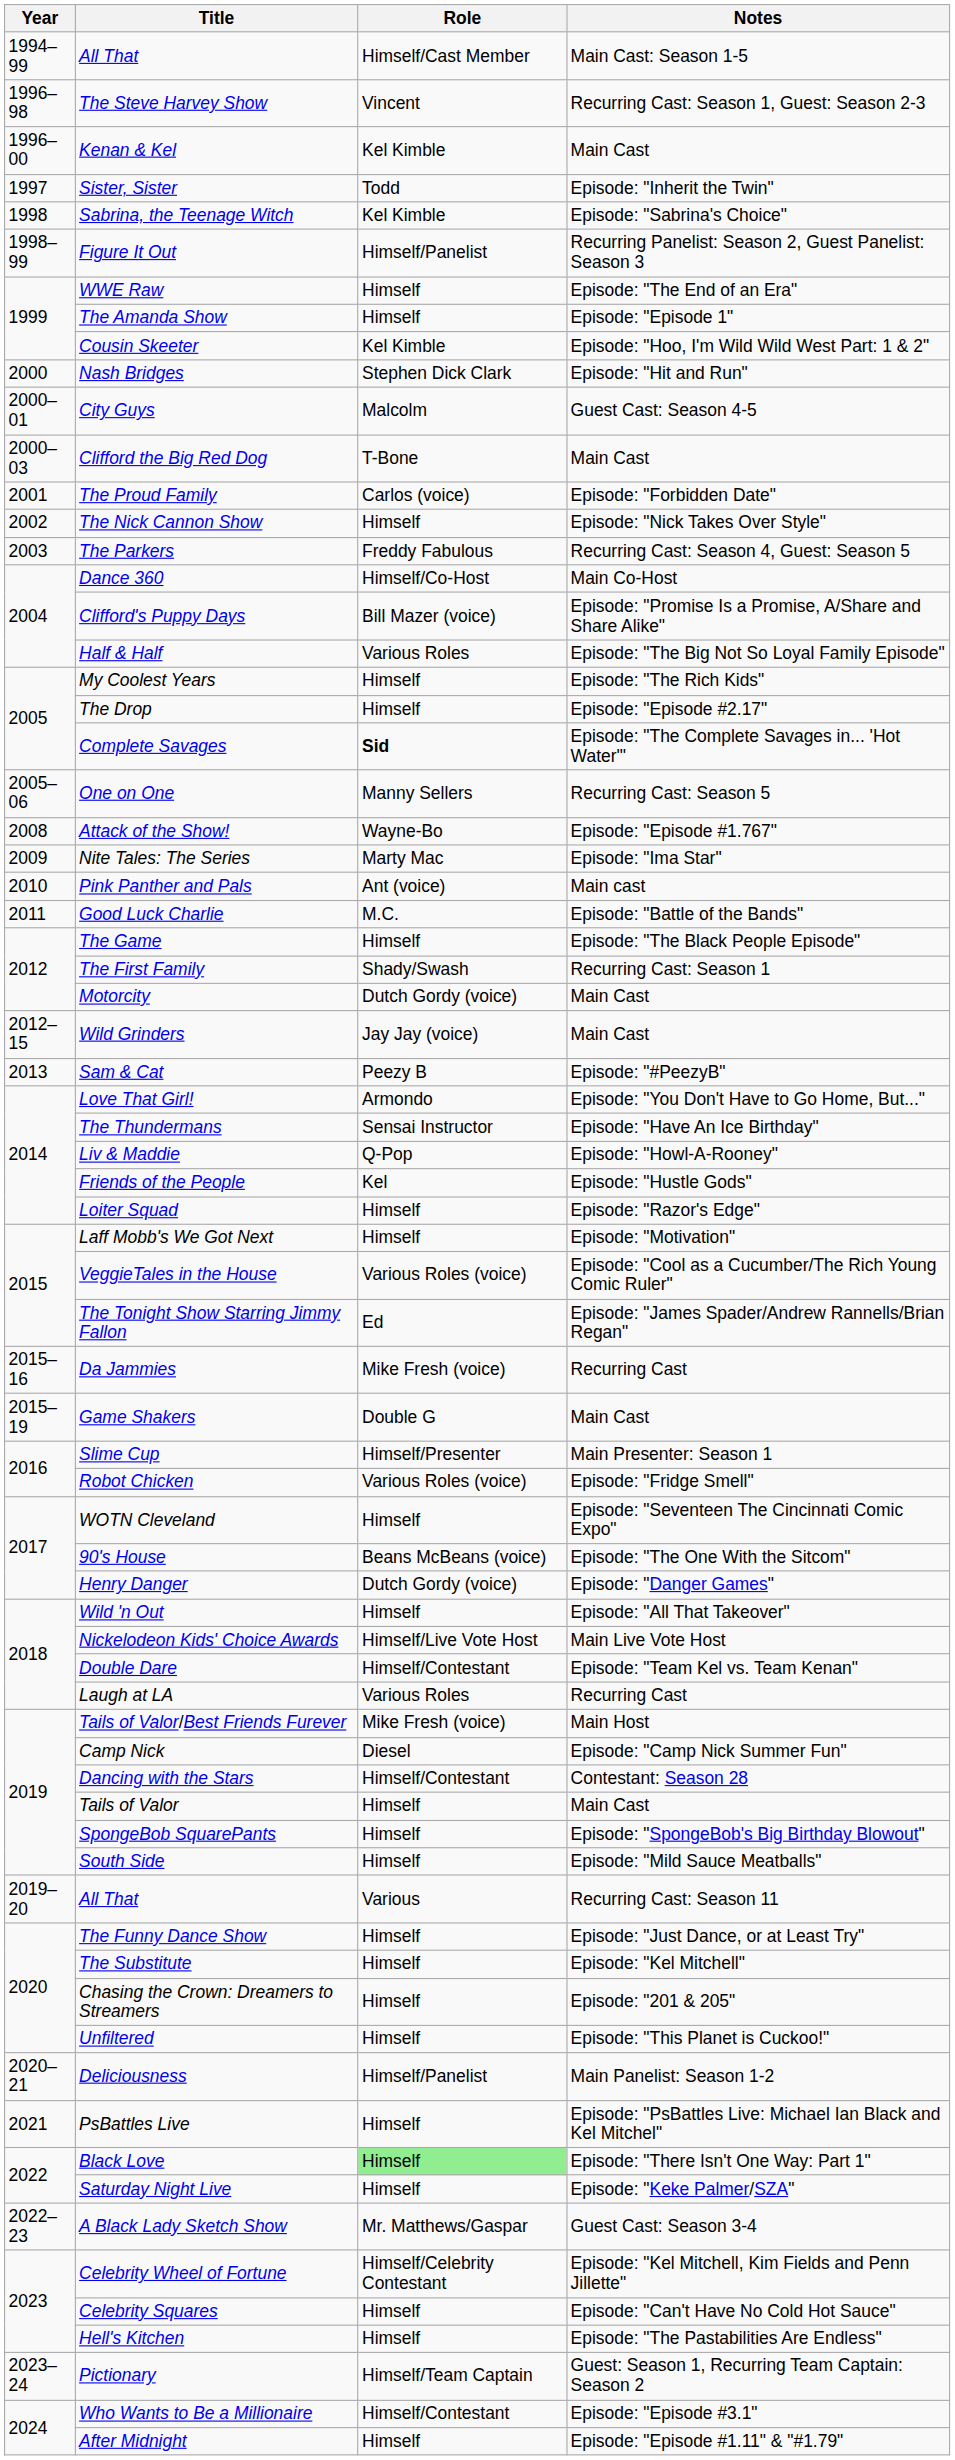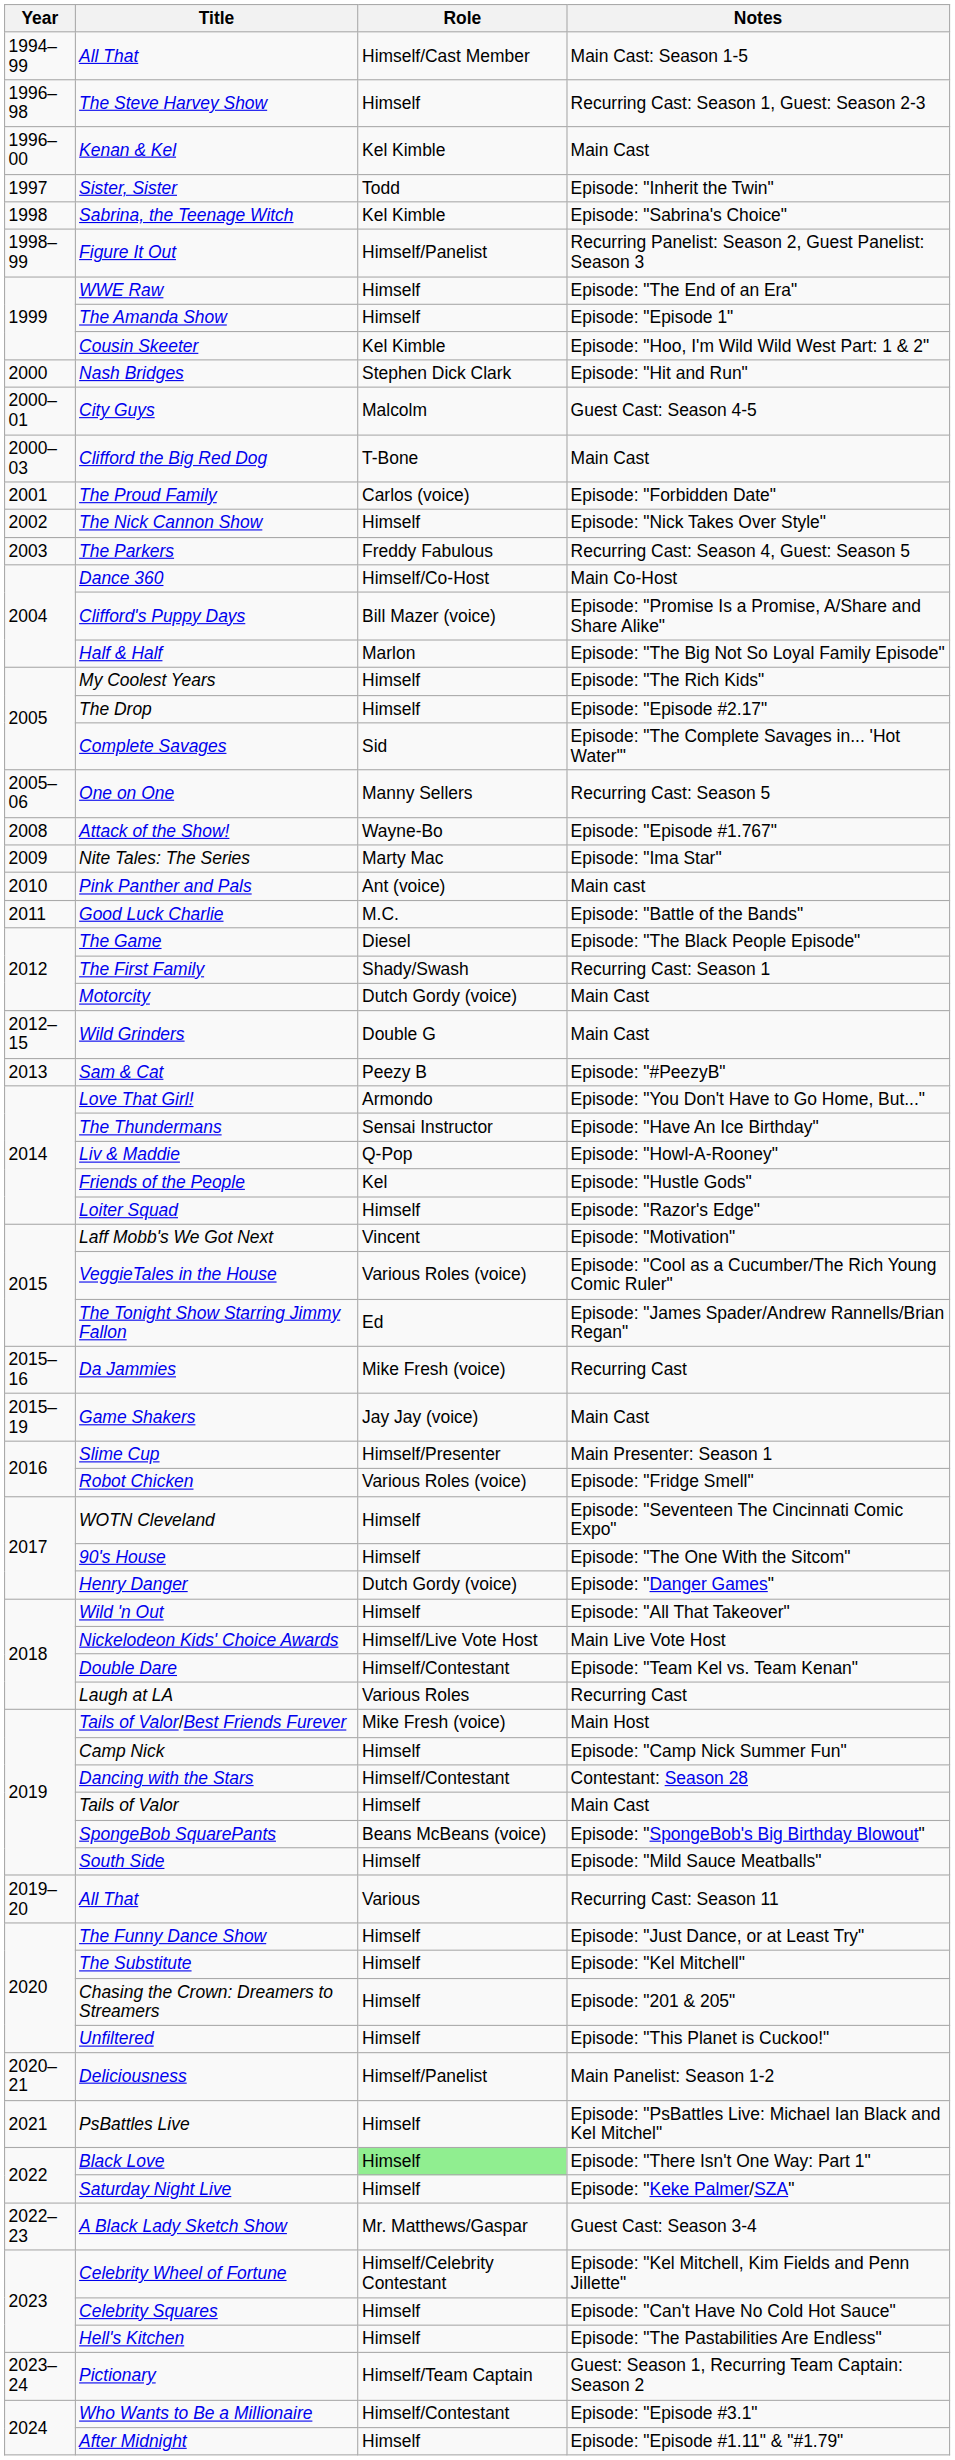(391, 103) Vincent -> (391, 103) Himself
(416, 653) Various Roles -> (389, 653) Marlon
(376, 746) bold -> (375, 746) normal
(391, 941) Himself -> (386, 941) Diesel
(420, 1034) Jay Jay (voice) -> (399, 1034) Double G
(391, 1237) Himself -> (391, 1237) Vincent
(399, 1417) Double G -> (420, 1417) Jay Jay (voice)
(454, 1557) Beans McBeans (voice) -> (391, 1557) Himself
(386, 1750) Diesel -> (391, 1750) Himself
(391, 1833) Himself -> (454, 1833) Beans McBeans (voice)
